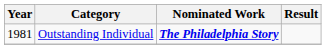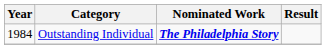(20, 34) 1981 -> (20, 34) 1984
